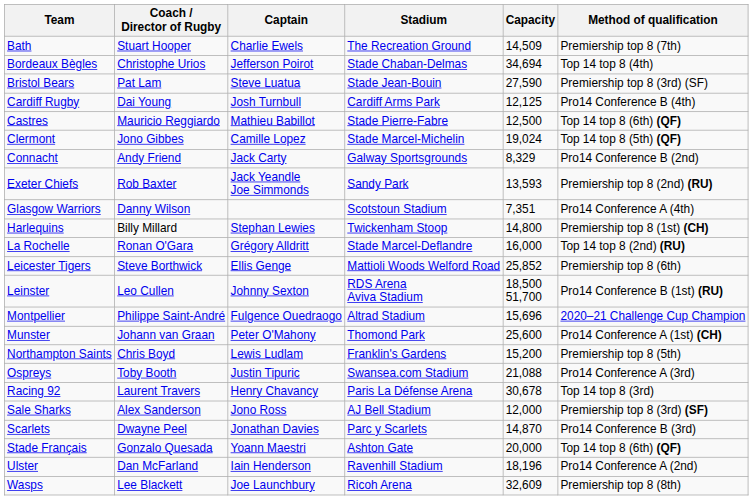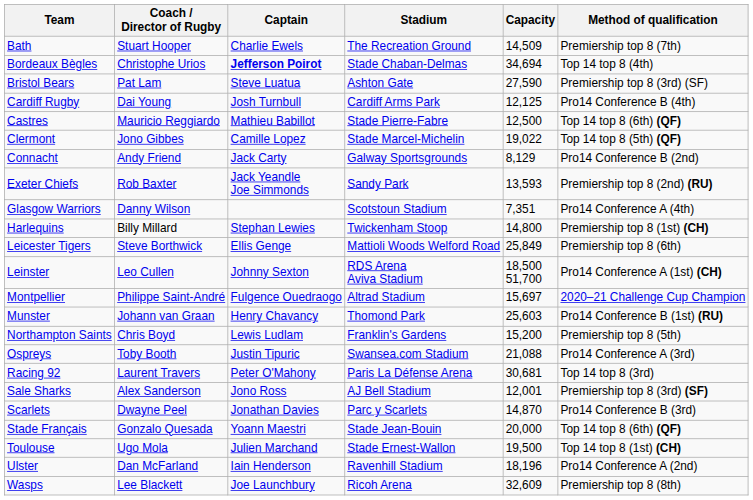(272, 64) normal -> (276, 64) bold
(394, 83) Stade Jean-Bouin -> (380, 83) Ashton Gate
(524, 139) 19,024 -> (524, 139) 19,022
(520, 158) 8,329 -> (520, 158) 8,129
- row: (38, 247)
(524, 265) 25,852 -> (524, 247) 25,849
(642, 291) Pro14 Conference B (1st) (RU) -> (641, 272) Pro14 Conference A (1st) (CH)
(524, 316) 15,696 -> (524, 297) 15,697
(273, 335) Peter O'Mahony -> (274, 316) Henry Chavancy
(524, 335) 25,600 -> (524, 316) 25,603
(641, 335) Pro14 Conference A (1st) (CH) -> (642, 316) Pro14 Conference B (1st) (RU)
(274, 391) Henry Chavancy -> (273, 373) Peter O'Mahony
(524, 391) 30,678 -> (524, 373) 30,681
(524, 410) 12,000 -> (524, 391) 12,001
(380, 448) Ashton Gate -> (394, 429) Stade Jean-Bouin
+ row: (31, 448)
